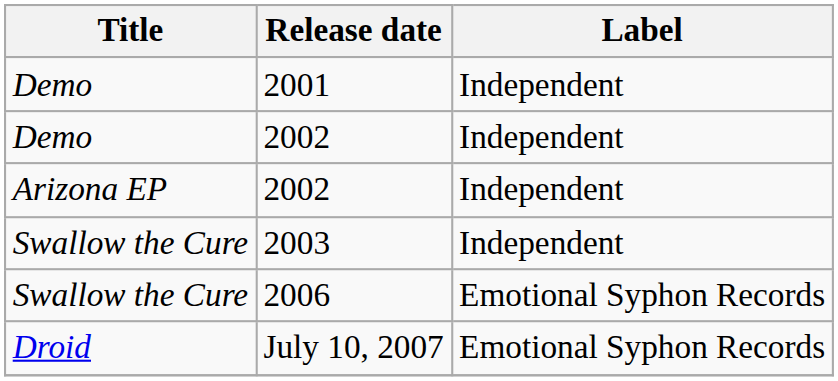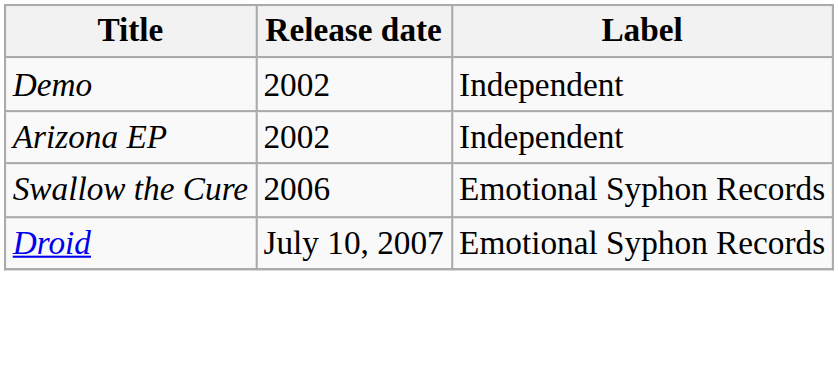- row: (52, 83)
- row: (130, 242)
